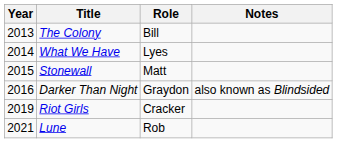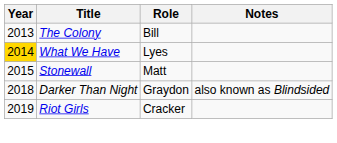(20, 52) no background -> (20, 52) gold background
(20, 90) 2016 -> (20, 90) 2018
- row: (53, 128)
